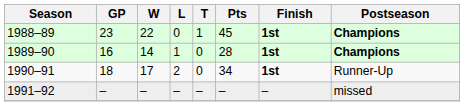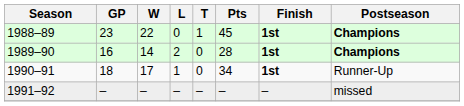(177, 52) 1 -> (177, 52) 2
(177, 71) 2 -> (177, 71) 1
